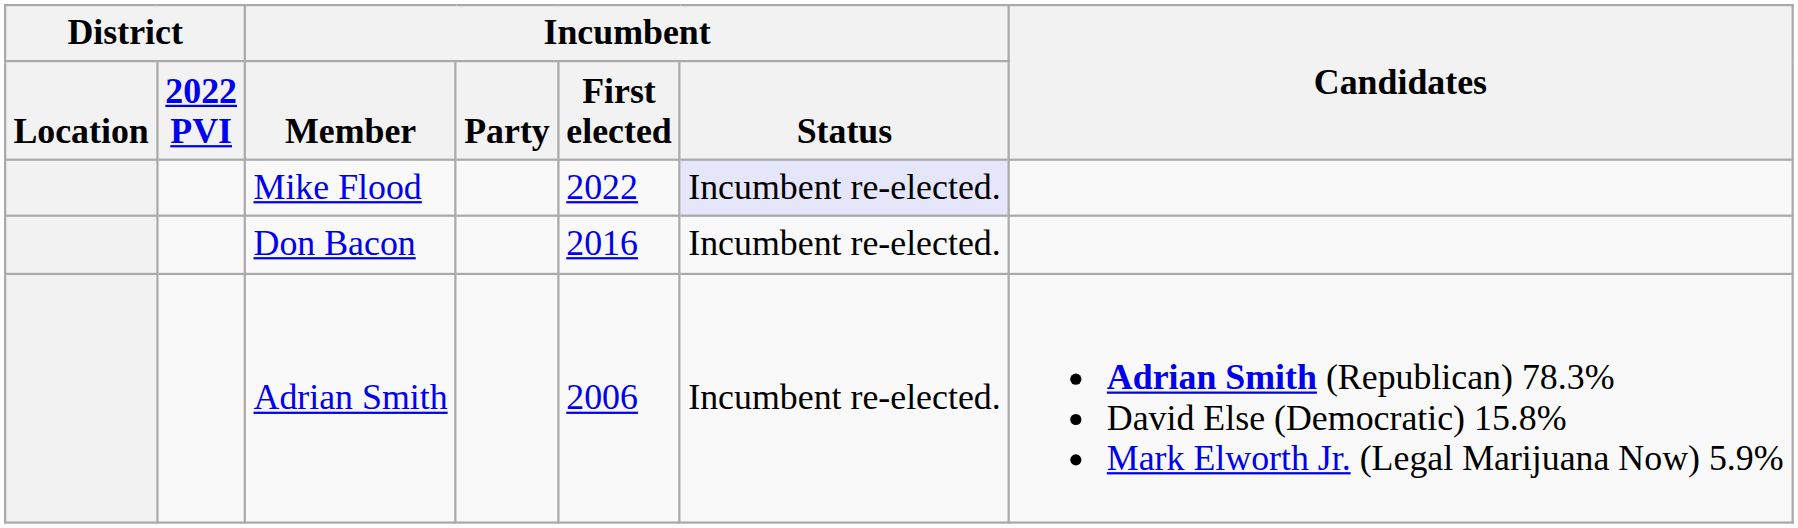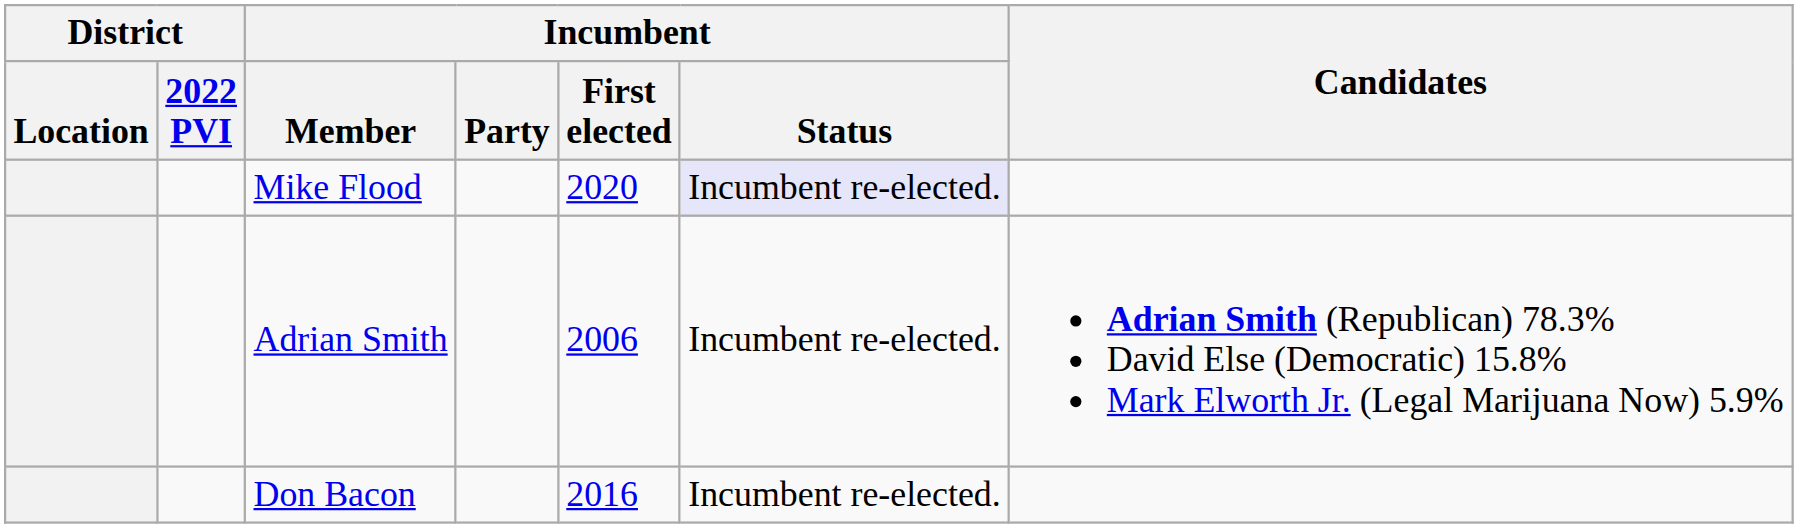(602, 186) 2022 -> (602, 186) 2020
rows swapped: (335, 243) <-> (351, 396)
